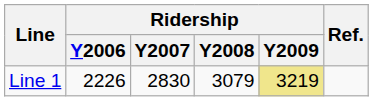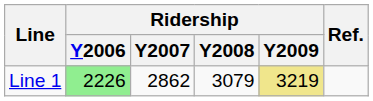(104, 80) no background -> (104, 80) lightgreen background
(169, 80) 2830 -> (169, 80) 2862
